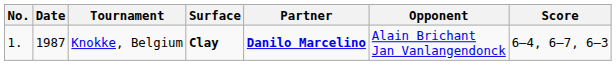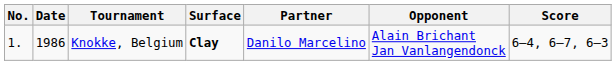(51, 42) 1987 -> (51, 42) 1986
(306, 42) bold -> (306, 42) normal
